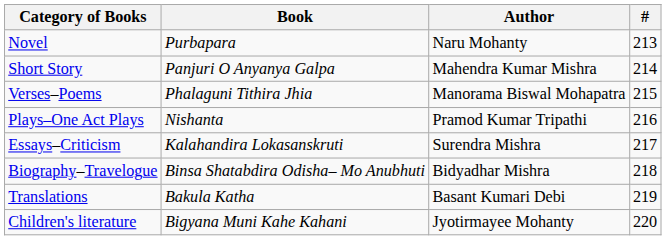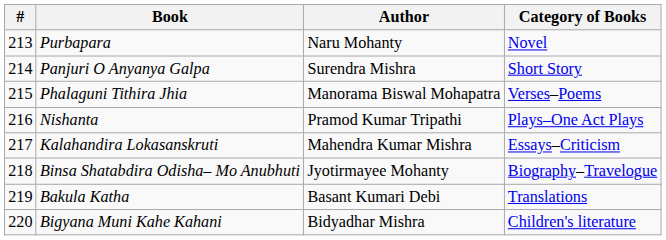columns swapped: (645, 17) <-> (83, 17)
(515, 68) Mahendra Kumar Mishra -> (362, 68) Surendra Mishra
(487, 145) Surendra Mishra -> (390, 145) Mahendra Kumar Mishra
(491, 171) Bidyadhar Mishra -> (378, 171) Jyotirmayee Mohanty
(503, 222) Jyotirmayee Mohanty -> (366, 222) Bidyadhar Mishra
